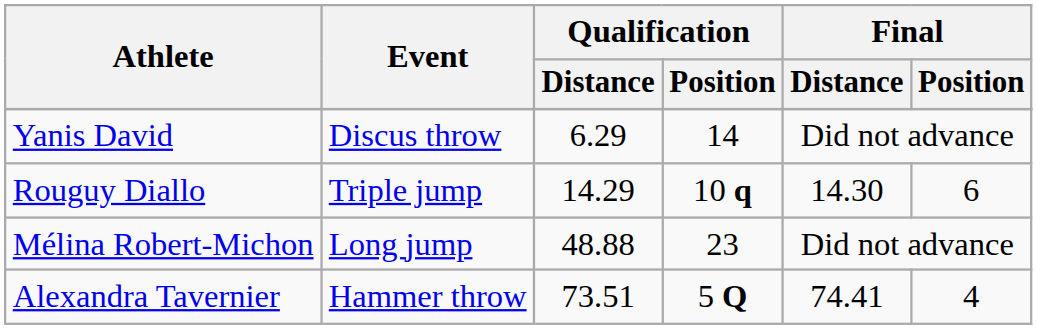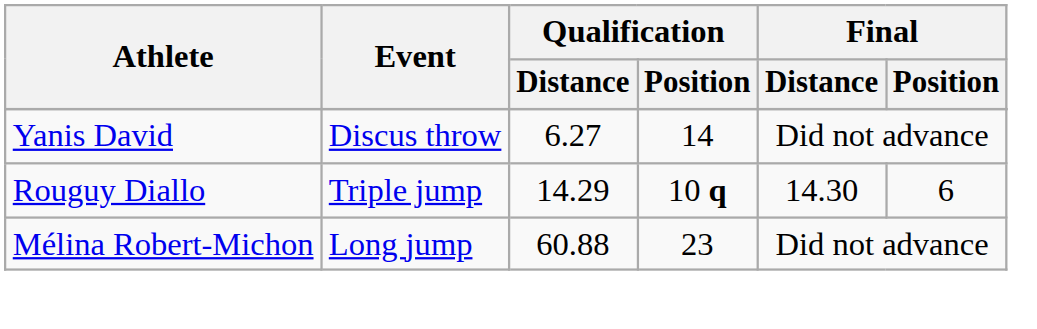(598, 136) 6.29 -> (573, 136) 6.27
(598, 243) 48.88 -> (573, 243) 60.88
- row: (146, 297)
